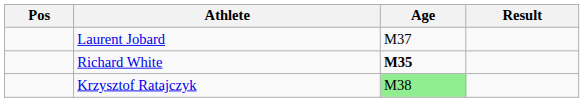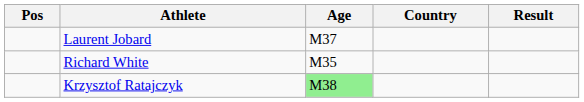+ column: (430, 16)
(398, 62) bold -> (323, 62) normal
